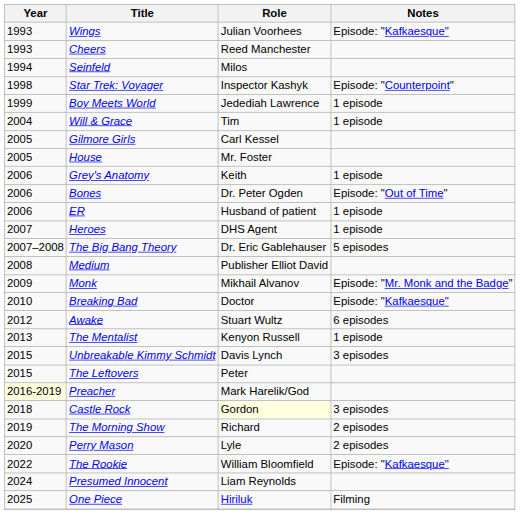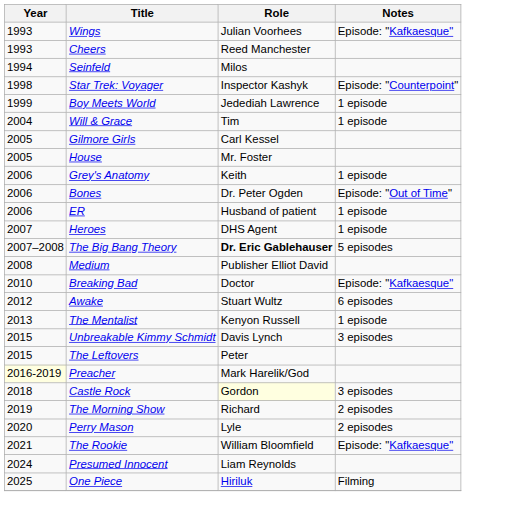(274, 247) normal -> (277, 247) bold
- row: (83, 283)
(20, 463) 2022 -> (20, 445) 2021
